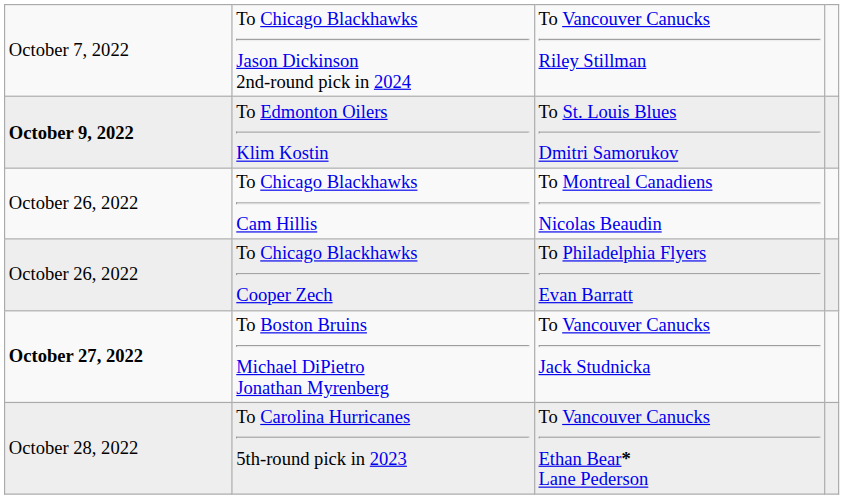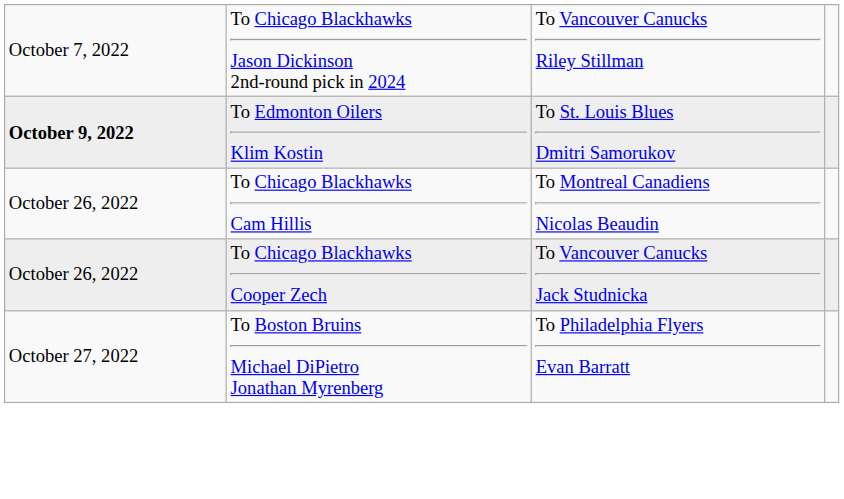(680, 274) To Philadelphia Flyers Evan Barratt -> (678, 274) To Vancouver Canucks Jack Studnicka
(76, 356) bold -> (74, 356) normal
(680, 345) To Vancouver Canucks Jack Studnicka -> (678, 345) To Philadelphia Flyers Evan Barratt
- row: (383, 437)
